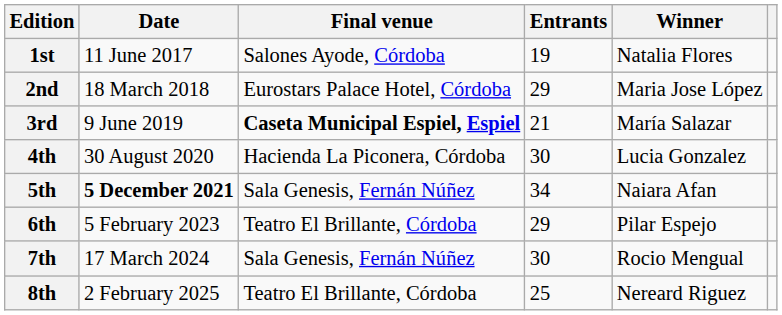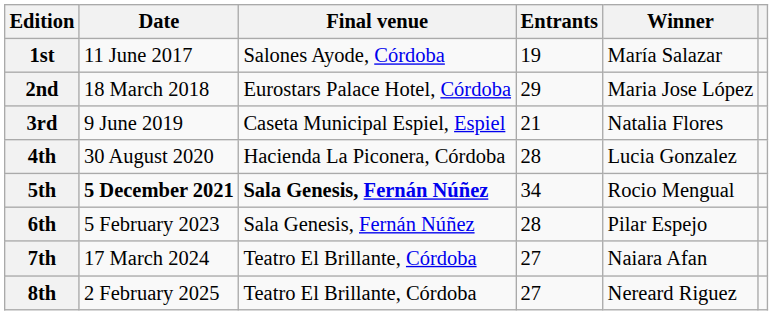(675, 55) Natalia Flores -> (665, 55) María Salazar
(382, 123) bold -> (374, 123) normal
(674, 123) María Salazar -> (665, 123) Natalia Flores
(540, 156) 30 -> (531, 156) 28
(359, 190) normal -> (366, 190) bold
(667, 190) Naiara Afan -> (671, 190) Rocio Mengual
(360, 224) Teatro El Brillante, Córdoba -> (359, 224) Sala Genesis, Fernán Núñez
(540, 224) 29 -> (531, 224) 28
(359, 258) Sala Genesis, Fernán Núñez -> (360, 258) Teatro El Brillante, Córdoba
(540, 258) 30 -> (531, 258) 27
(680, 258) Rocio Mengual -> (657, 258) Naiara Afan
(540, 292) 25 -> (531, 292) 27
